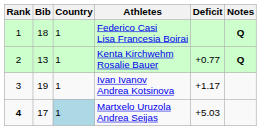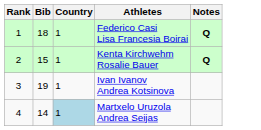- column: (208, 12)
(43, 59) 13 -> (43, 59) 15
(18, 112) bold -> (18, 112) normal
(43, 112) 17 -> (43, 112) 14
